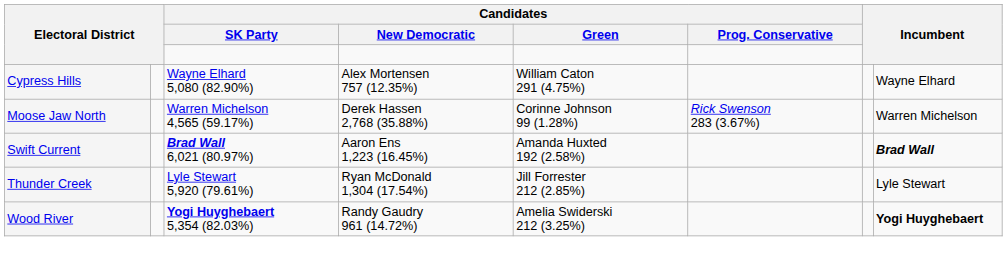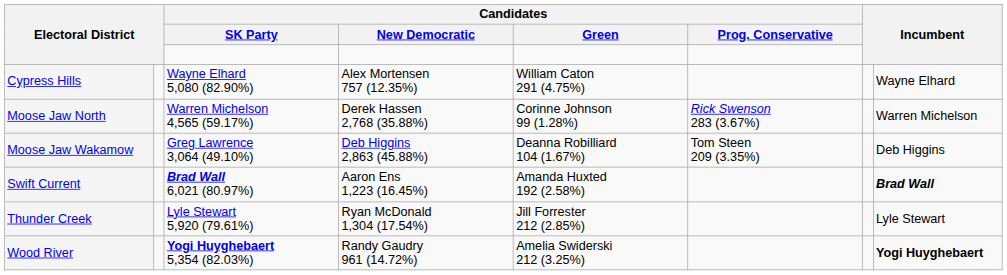+ row: (70, 150)
